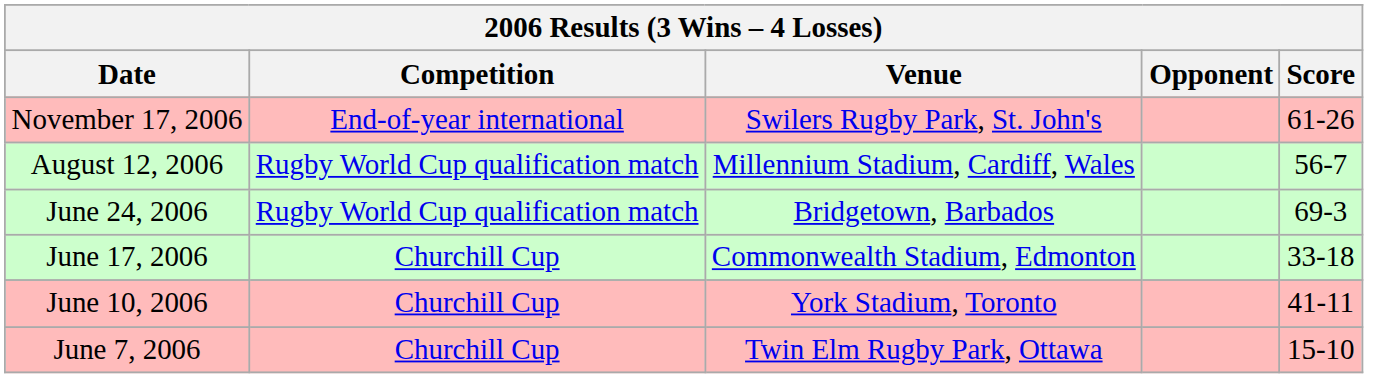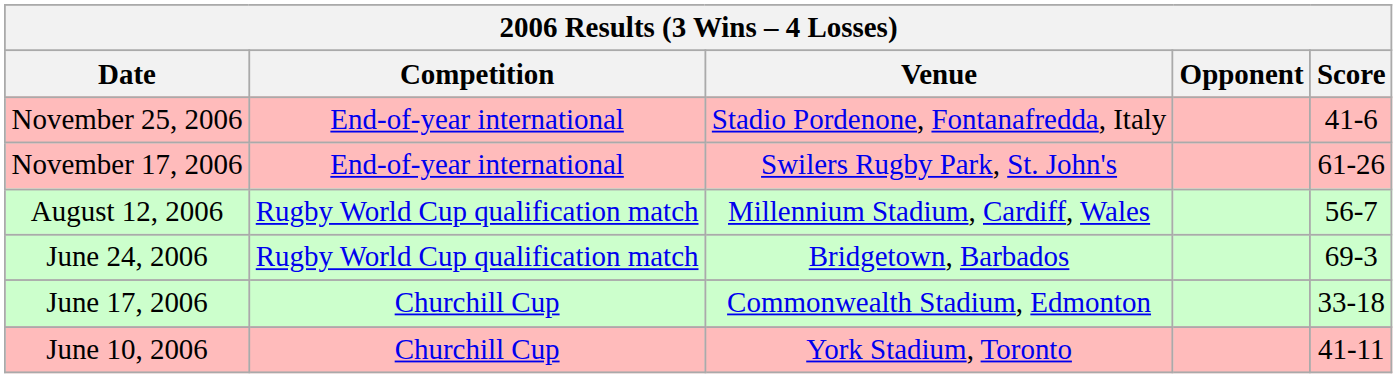+ row: (127, 119)
- row: (127, 348)
